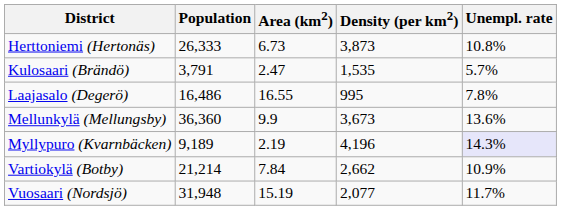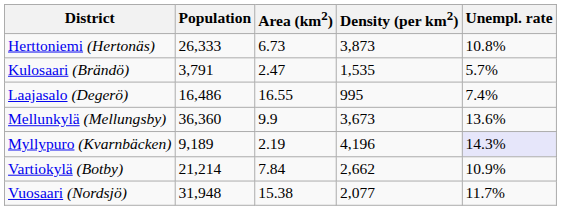(482, 94) 7.8% -> (482, 94) 7.4%
(276, 193) 15.19 -> (276, 193) 15.38
